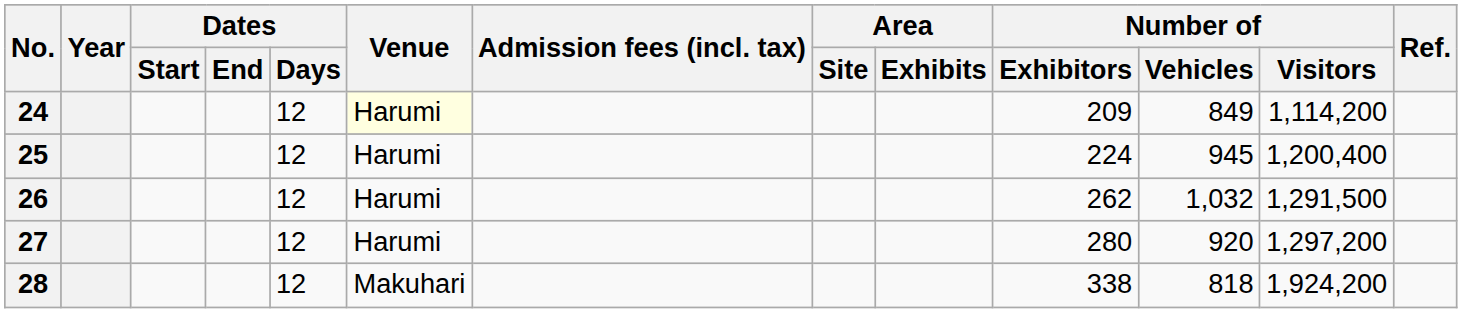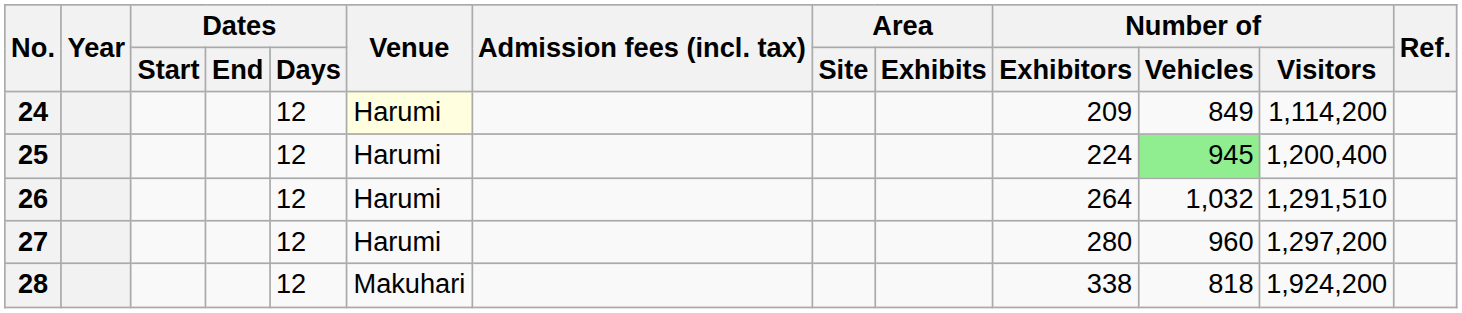(1231, 155) no background -> (1231, 155) lightgreen background
(1109, 198) 262 -> (1109, 198) 264
(1327, 198) 1,291,500 -> (1327, 198) 1,291,510
(1231, 241) 920 -> (1231, 241) 960
